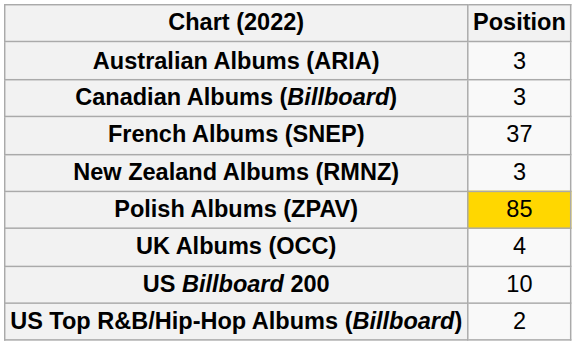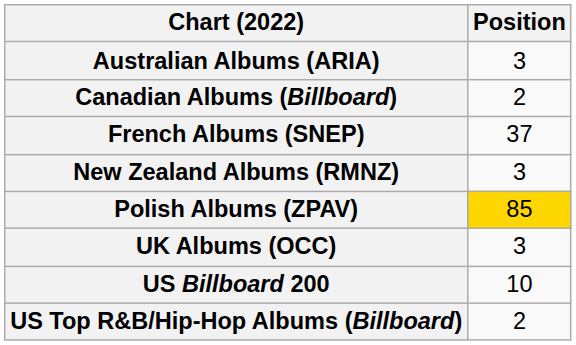(519, 97) 3 -> (519, 97) 2
(519, 246) 4 -> (519, 246) 3
